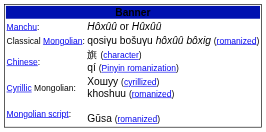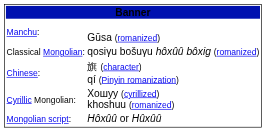(124, 26) Hôxûû or Hûxûû -> (124, 38) Gūsa (romanized)
(124, 119) Gūsa (romanized) -> (124, 119) Hôxûû or Hûxûû
